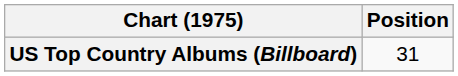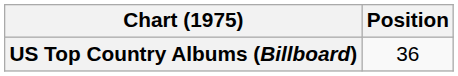(408, 53) 31 -> (408, 53) 36
